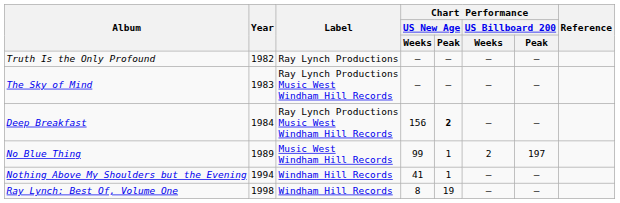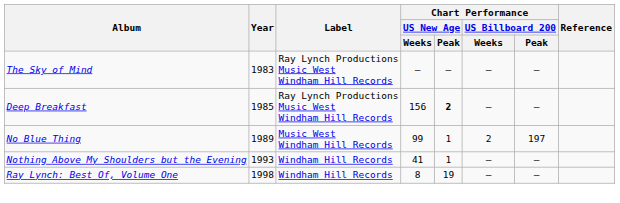- row: (81, 58)
(263, 122) 1984 -> (263, 107) 1985
(263, 175) 1994 -> (263, 160) 1993
